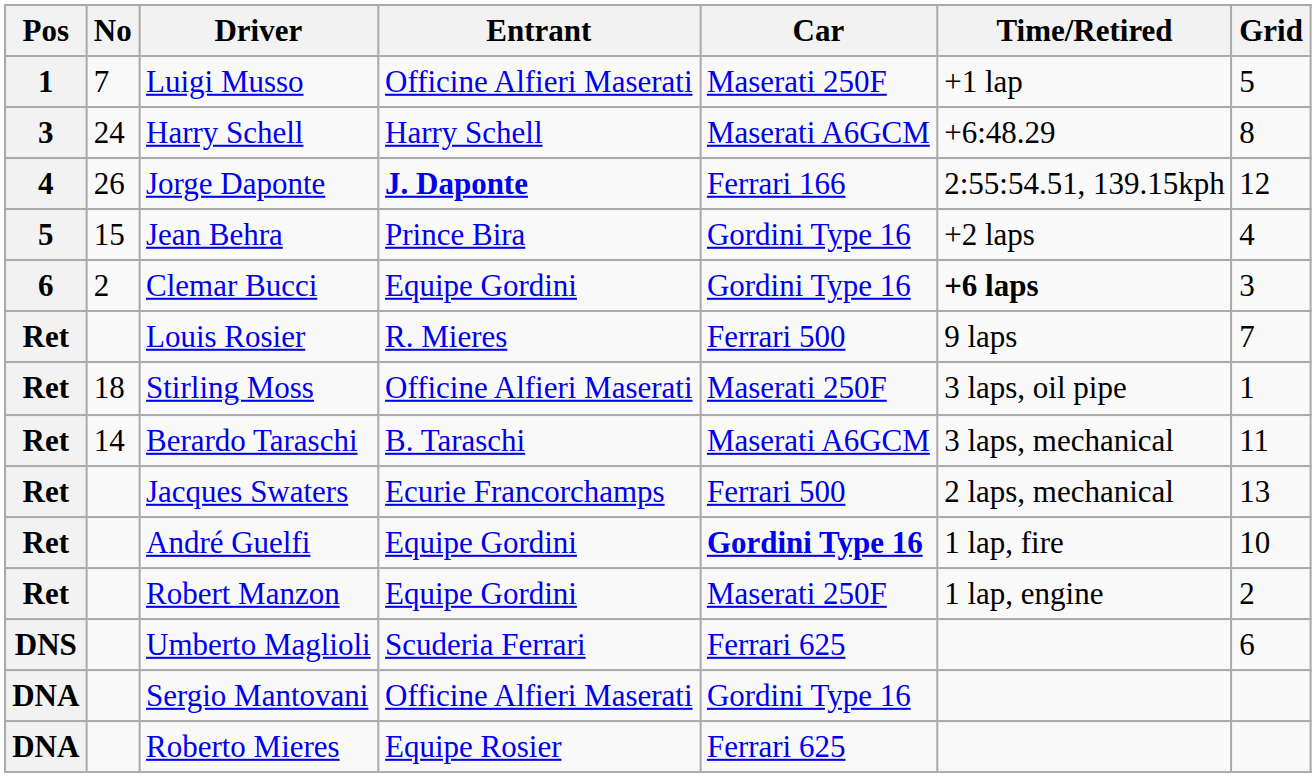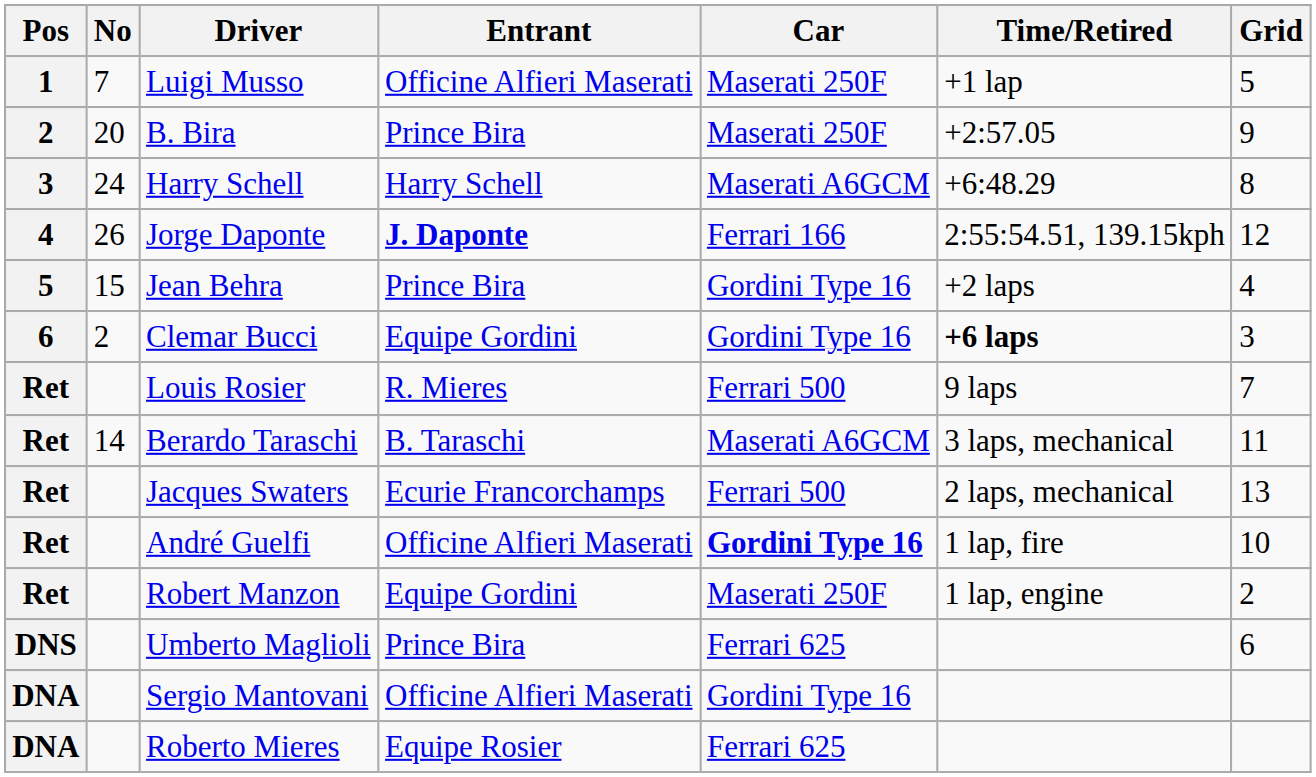+ row: (191, 132)
- row: (230, 388)
(481, 541) Equipe Gordini -> (539, 541) Officine Alfieri Maserati
(485, 643) Scuderia Ferrari -> (455, 643) Prince Bira
